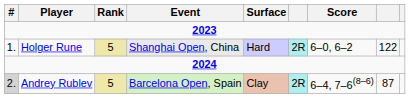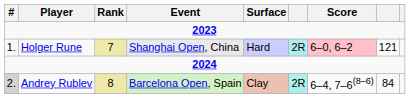(111, 47) 5 -> (111, 47) 7
(331, 47) no background -> (331, 47) pink background
(388, 47) 122 -> (388, 47) 121
(111, 83) 5 -> (111, 83) 8
(388, 83) 87 -> (388, 83) 84
